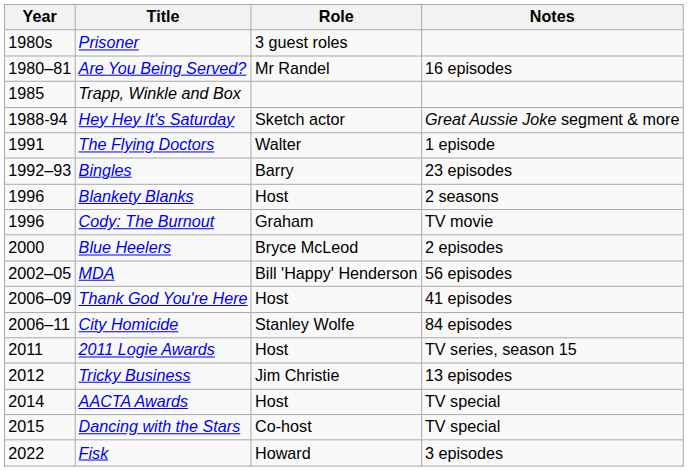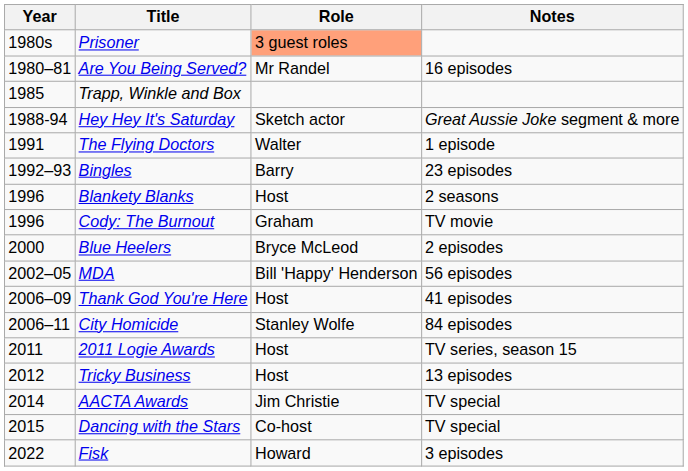(301, 42) no background -> (301, 42) lightsalmon background
(297, 376) Jim Christie -> (272, 376) Host
(272, 401) Host -> (297, 401) Jim Christie
